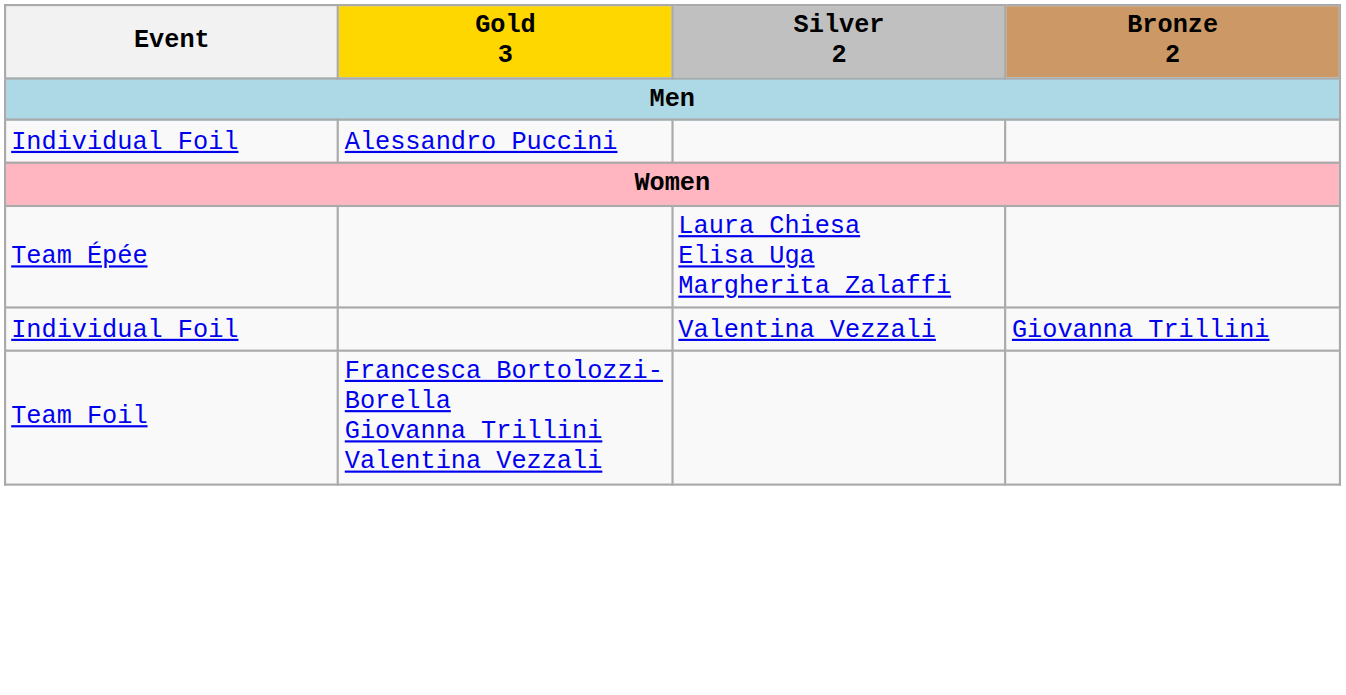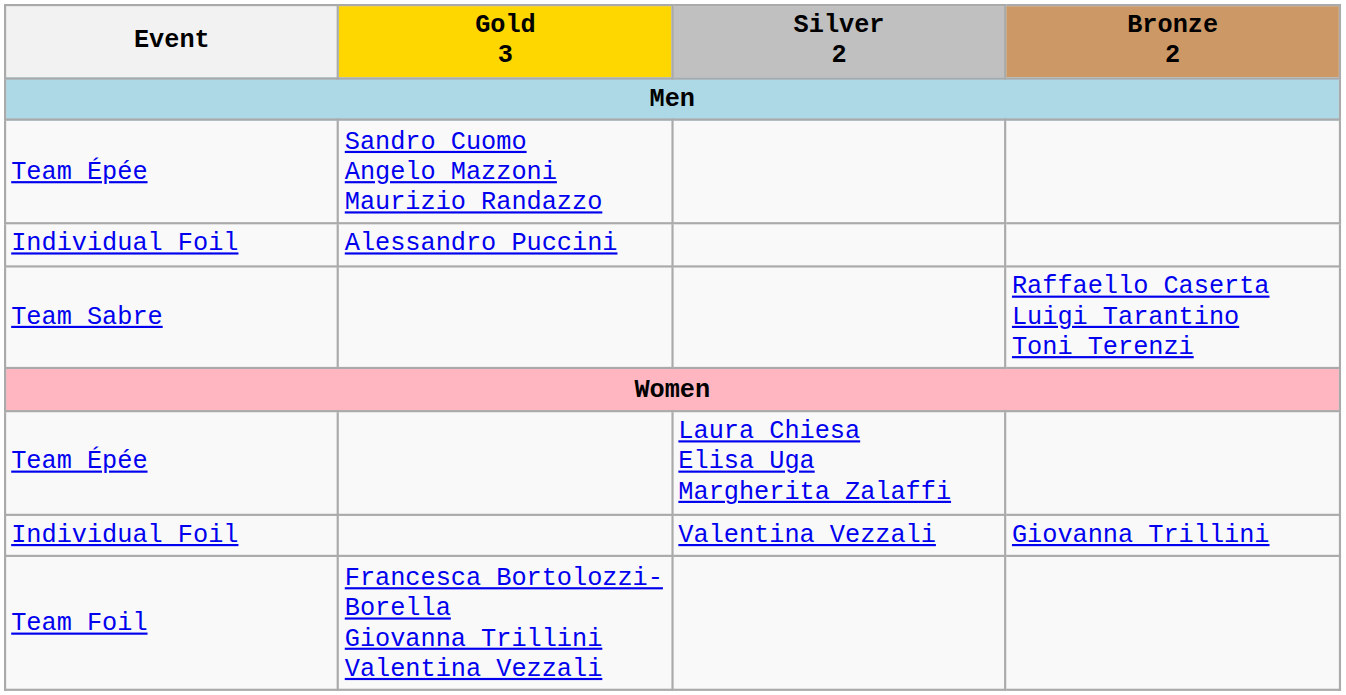+ row: (79, 171)
+ row: (87, 317)
